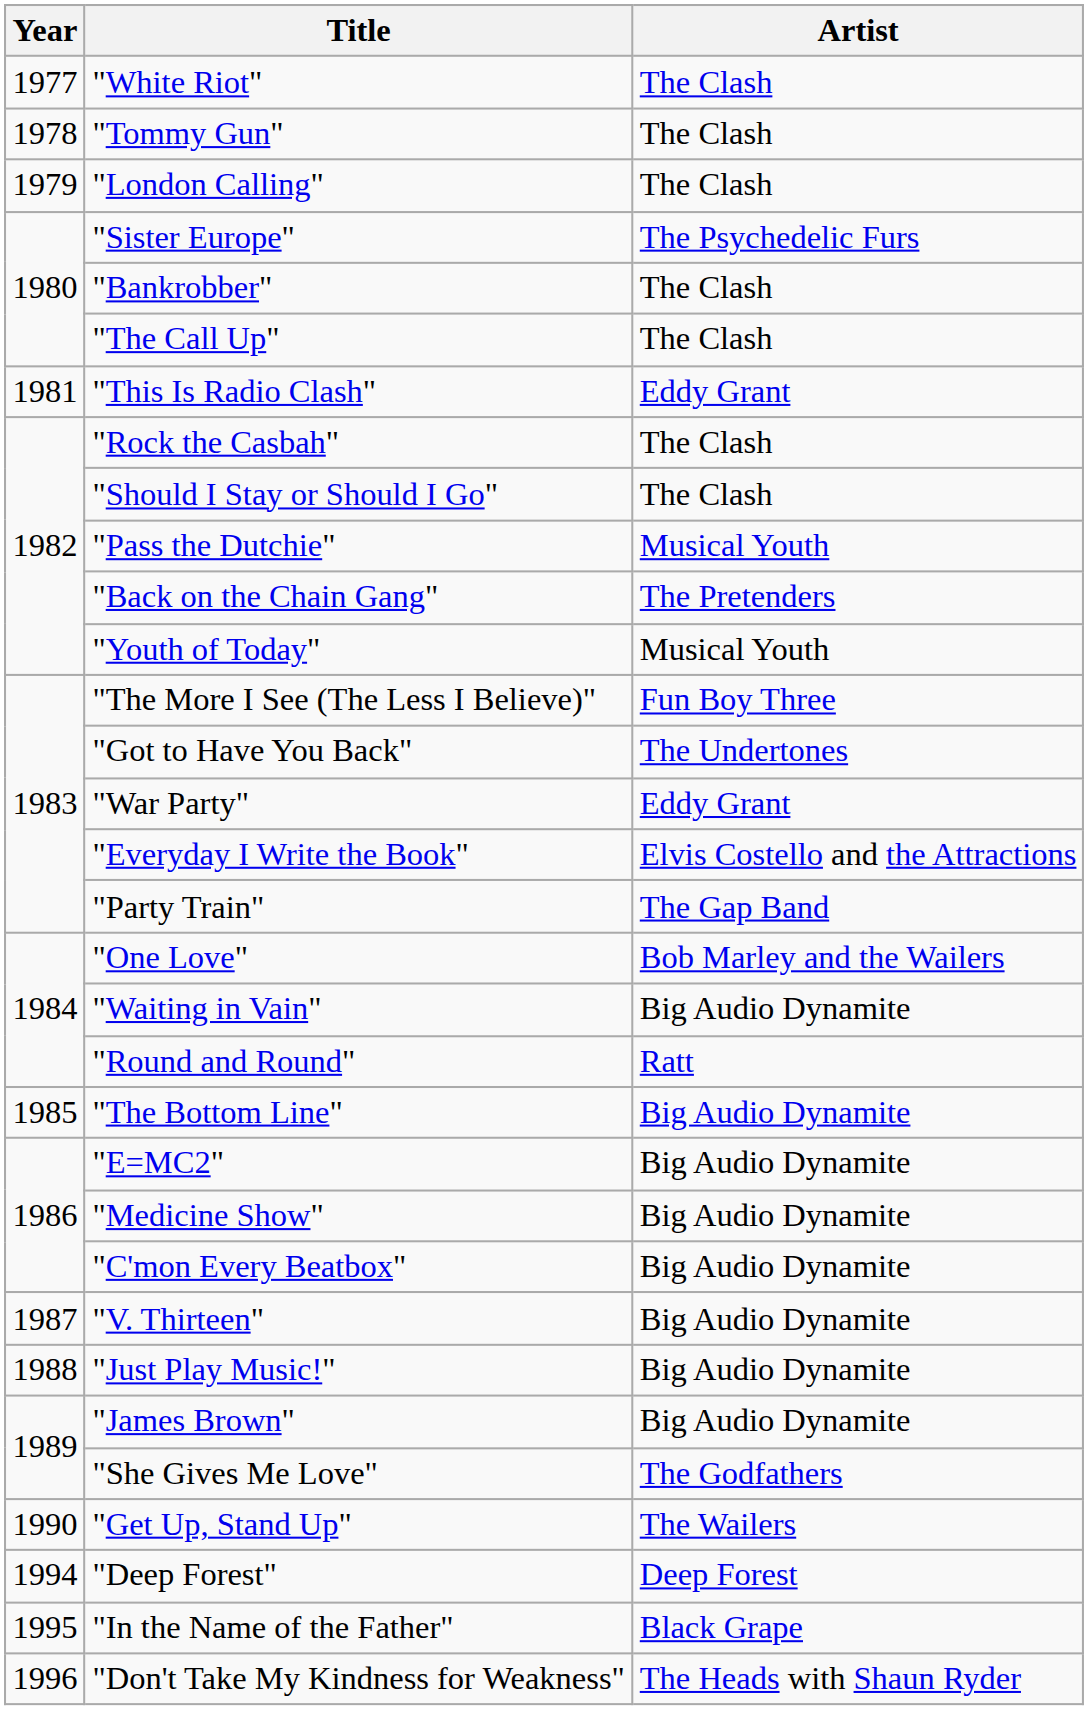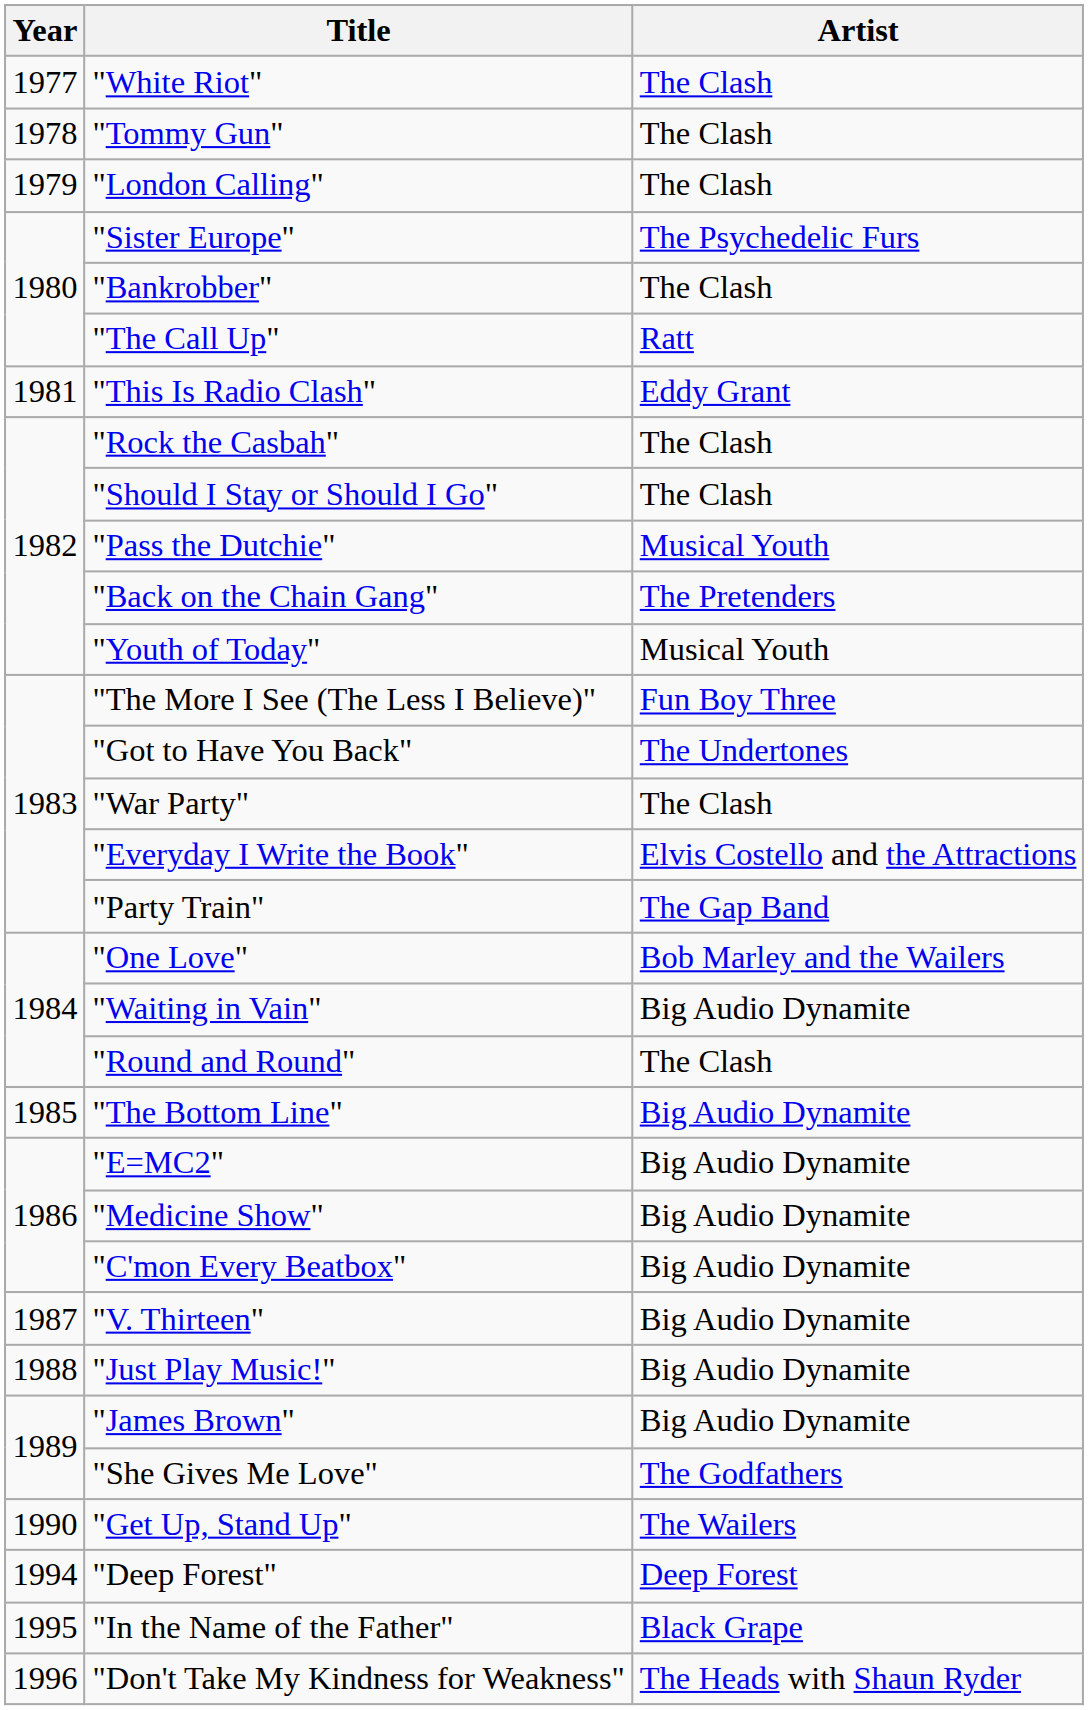(706, 339) The Clash -> (667, 339) Ratt
(715, 802) Eddy Grant -> (706, 802) The Clash
(667, 1060) Ratt -> (706, 1060) The Clash
